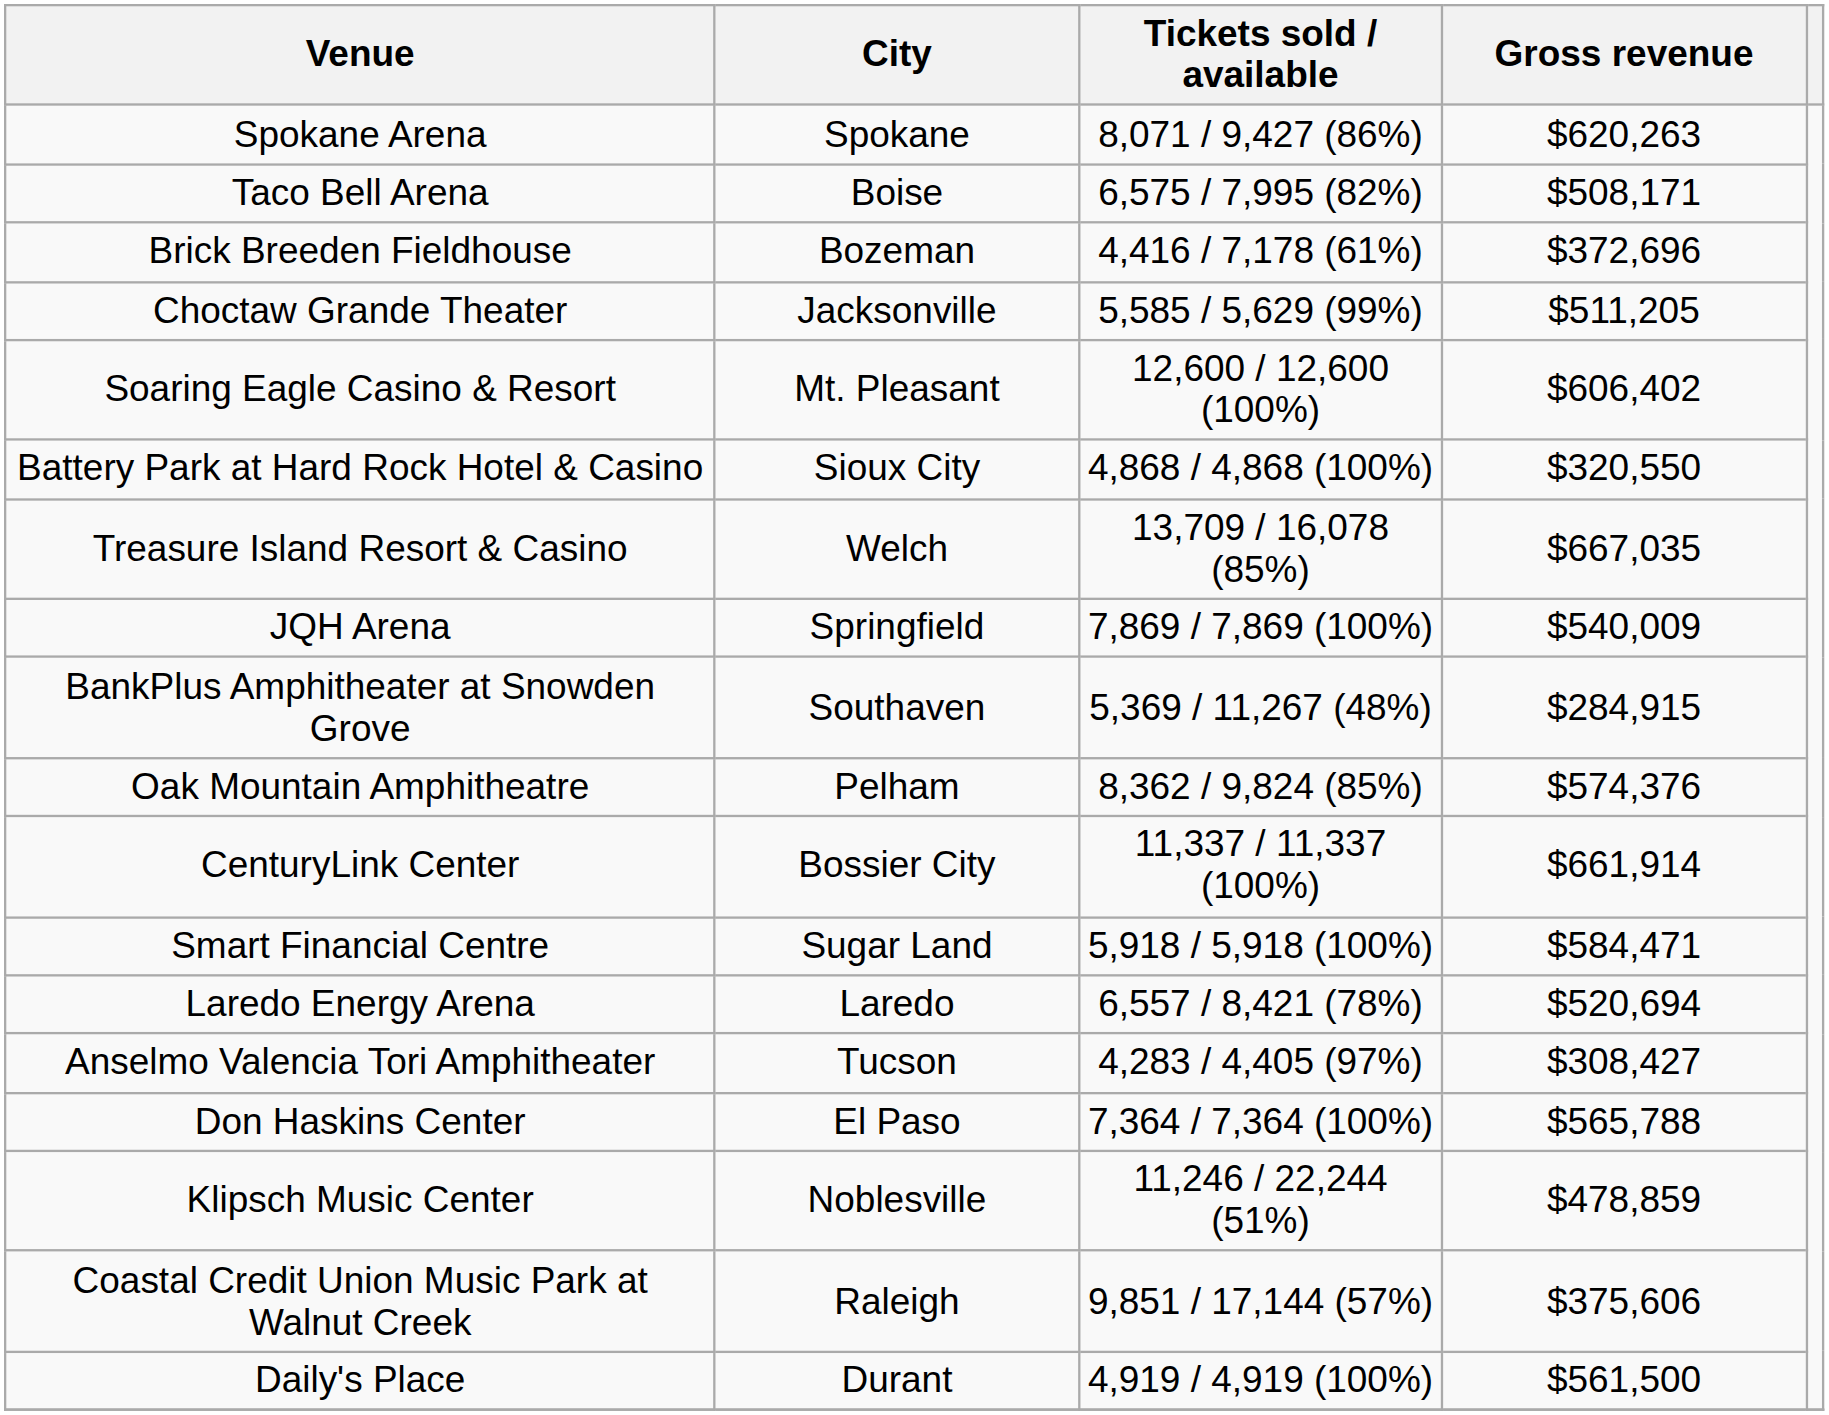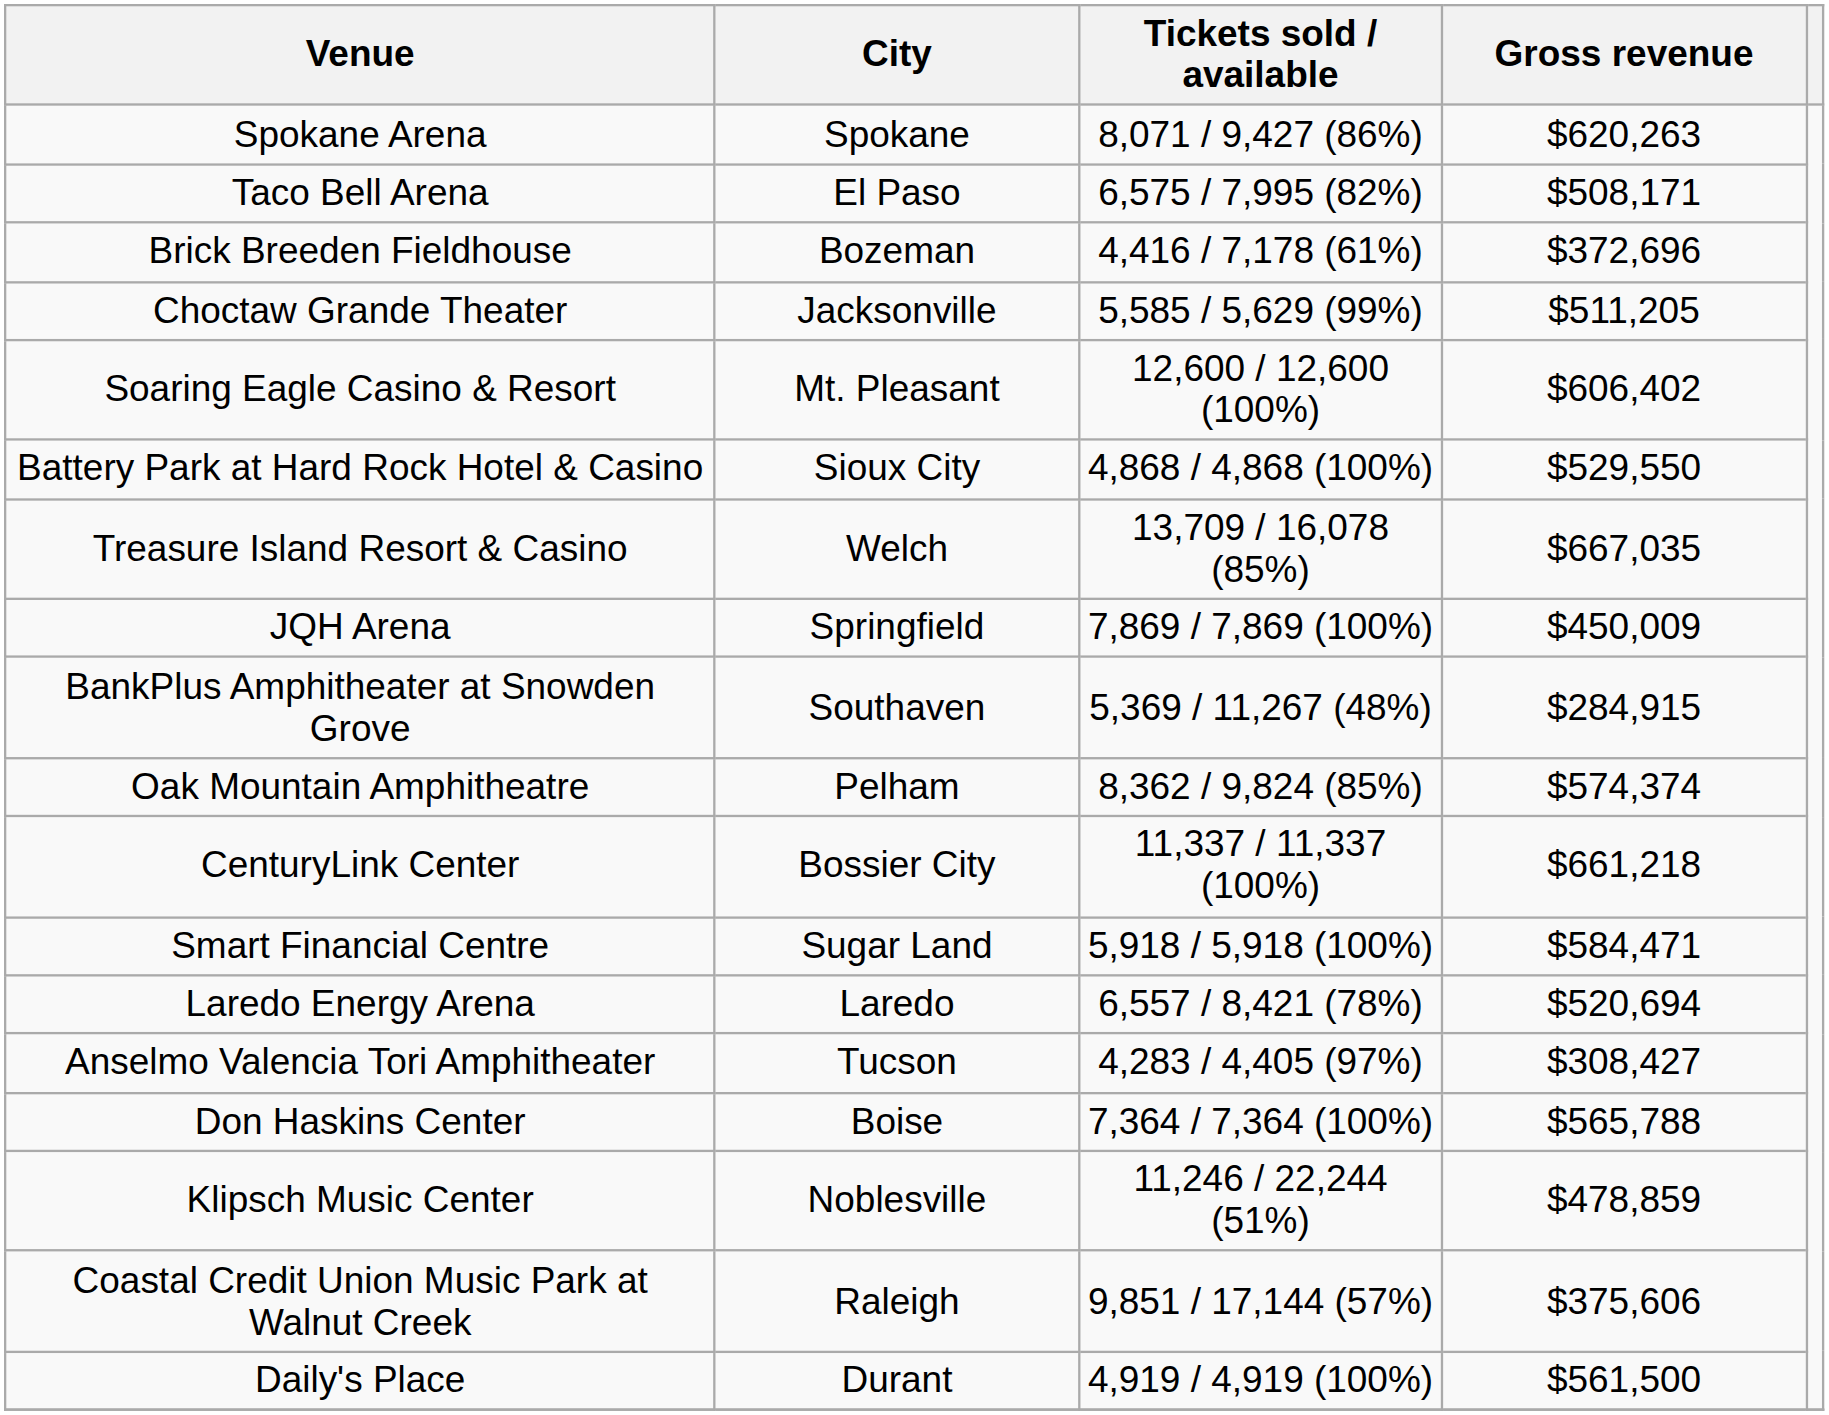(897, 192) Boise -> (897, 192) El Paso
(1624, 468) $320,550 -> (1624, 468) $529,550
(1624, 627) $540,009 -> (1624, 627) $450,009
(1624, 786) $574,376 -> (1624, 786) $574,374
(1624, 865) $661,914 -> (1624, 865) $661,218
(897, 1120) El Paso -> (897, 1120) Boise
